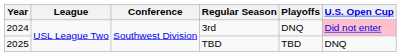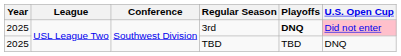(18, 28) 2024 -> (18, 28) 2025
(292, 28) normal -> (292, 28) bold
